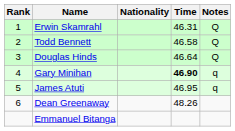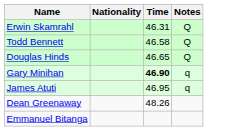- column: (18, 12)
(185, 57) 46.64 -> (158, 57) 46.65
